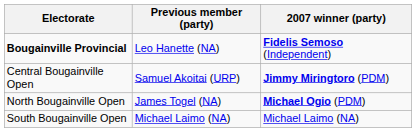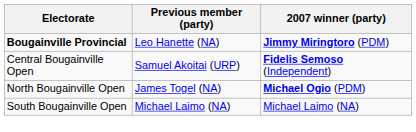(303, 48) Fidelis Semoso (Independent) -> (326, 42) Jimmy Miringtoro (PDM)
(326, 78) Jimmy Miringtoro (PDM) -> (303, 65) Fidelis Semoso (Independent)
